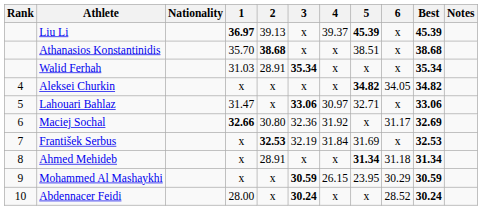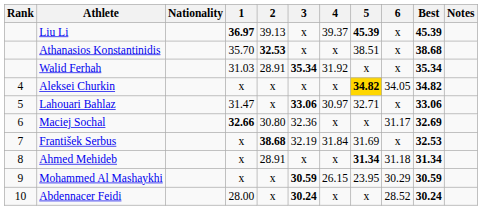(273, 50) 38.68 -> (273, 50) 32.53
(335, 68) x -> (335, 68) 31.92
(366, 86) no background -> (366, 86) gold background
(335, 123) 31.92 -> (335, 123) x
(273, 141) 32.53 -> (273, 141) 38.68
